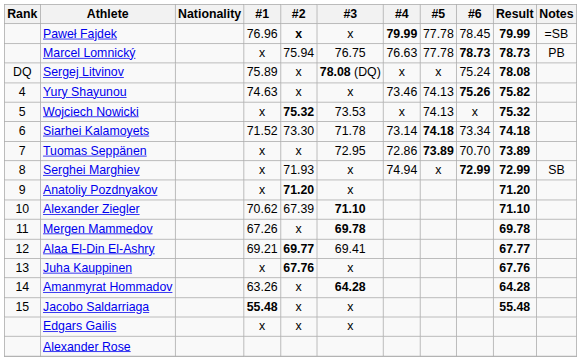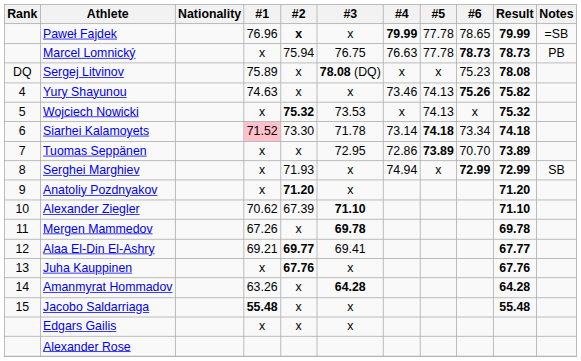(475, 33) 78.45 -> (475, 33) 78.65
(475, 72) 75.24 -> (475, 72) 75.23
(262, 131) no background -> (262, 131) pink background
